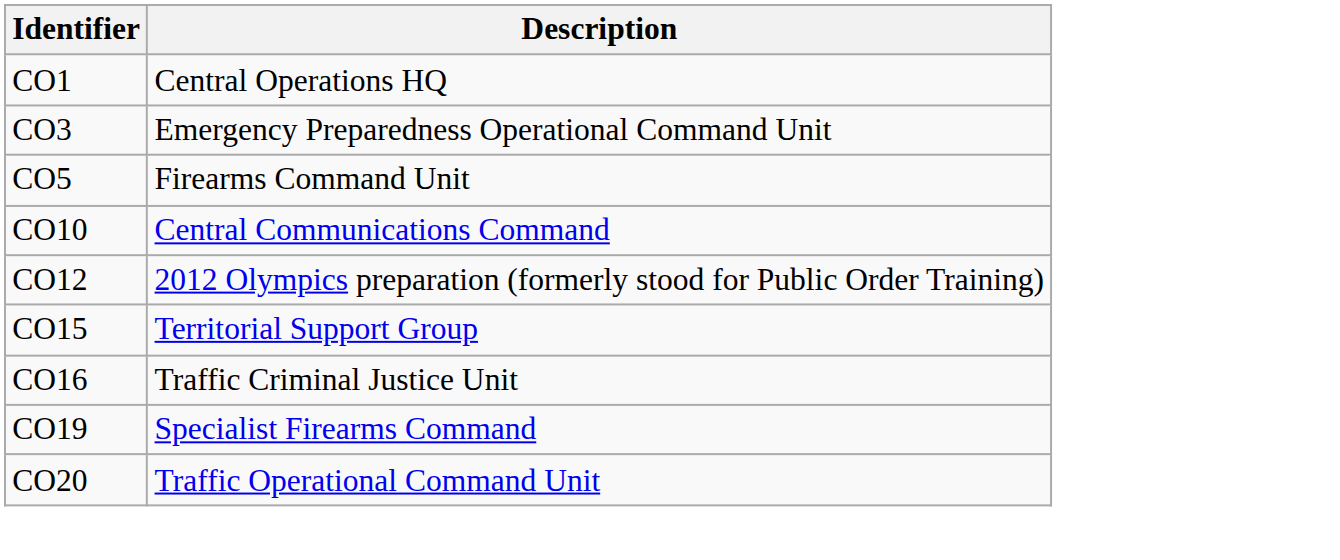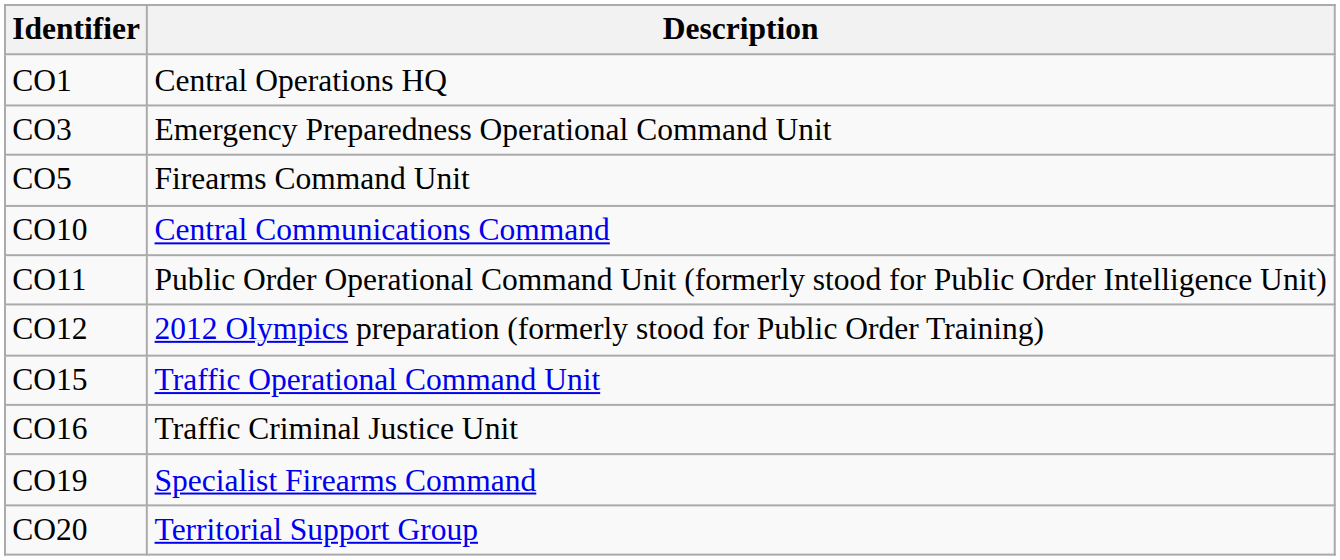+ row: (49, 279)
(316, 329) Territorial Support Group -> (377, 379) Traffic Operational Command Unit
(377, 479) Traffic Operational Command Unit -> (316, 529) Territorial Support Group
